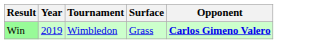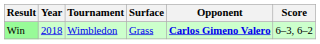+ column: (294, 12)
(52, 30) 2019 -> (52, 30) 2018
